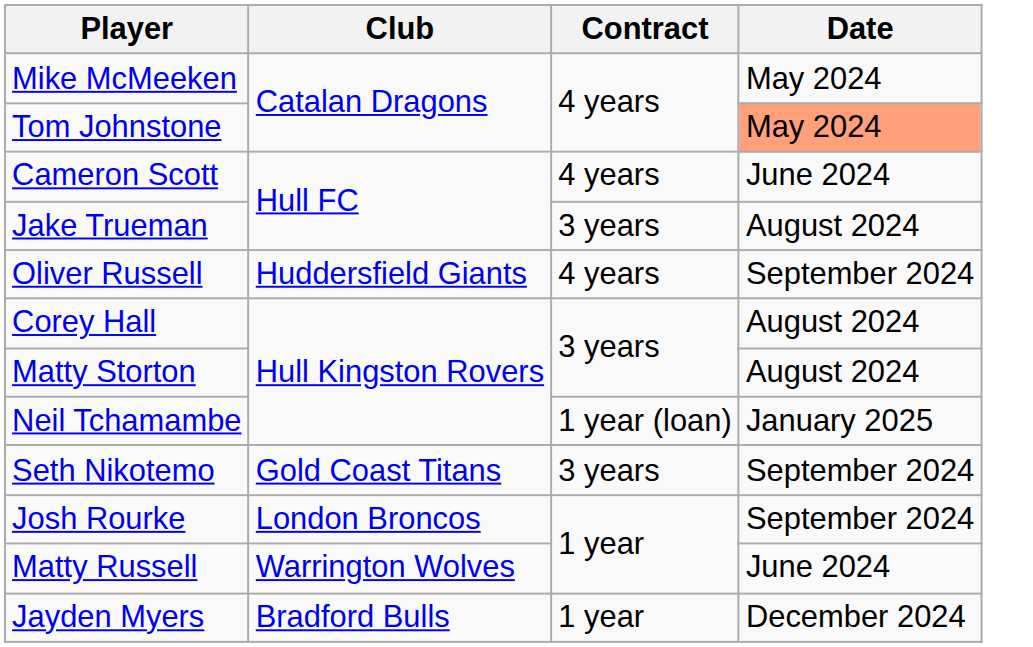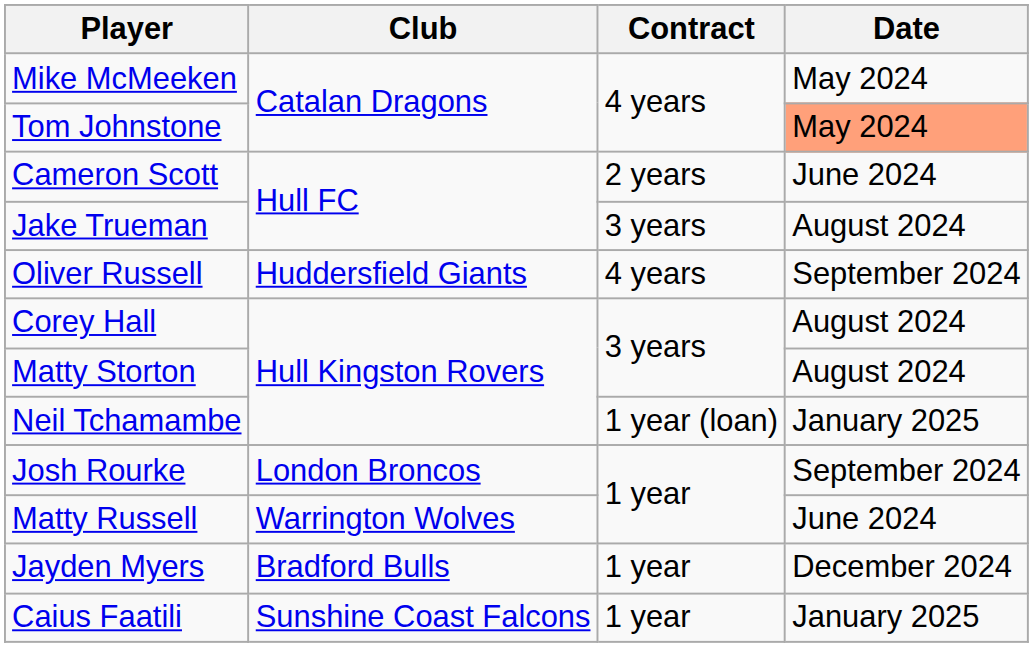(609, 175) 4 years -> (655, 175) 2 years
- row: (113, 469)
+ row: (97, 616)
